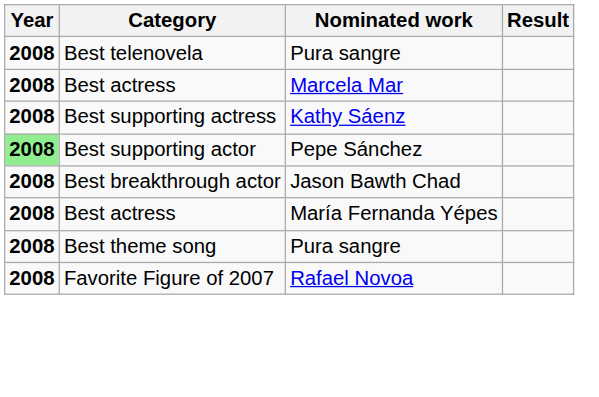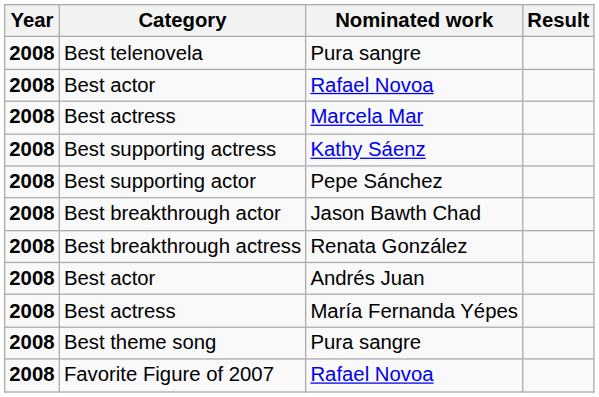+ row: (110, 85)
(32, 149) lightgreen background -> (32, 181) no background
+ row: (182, 246)
+ row: (110, 278)
